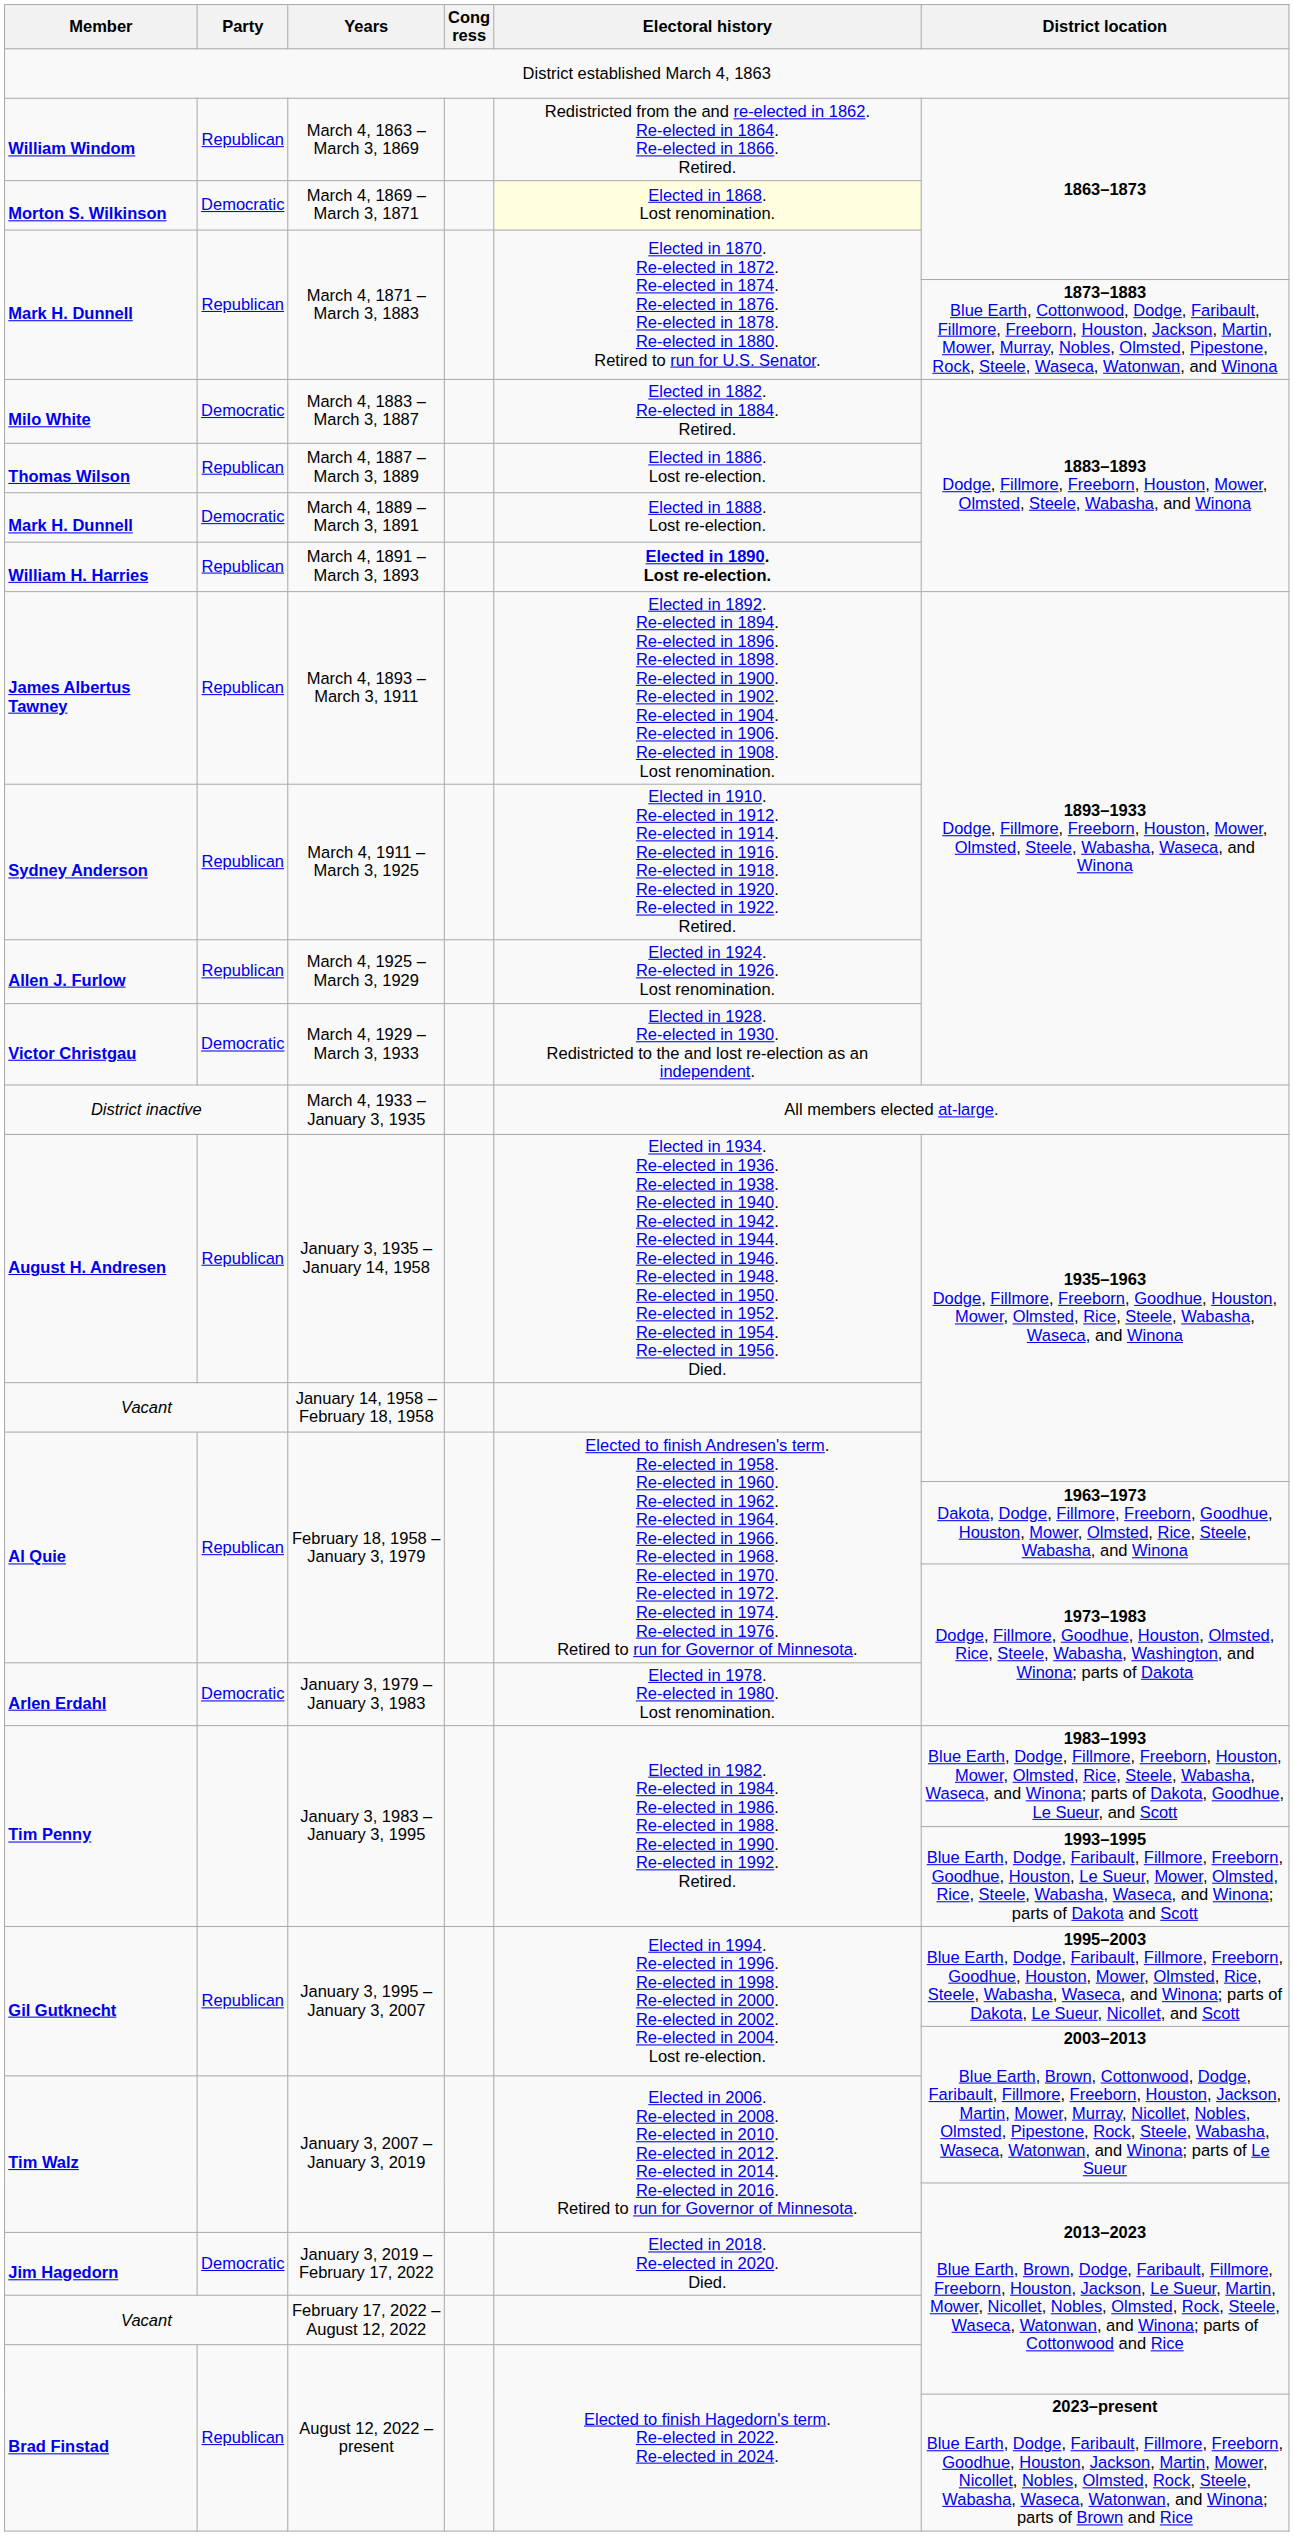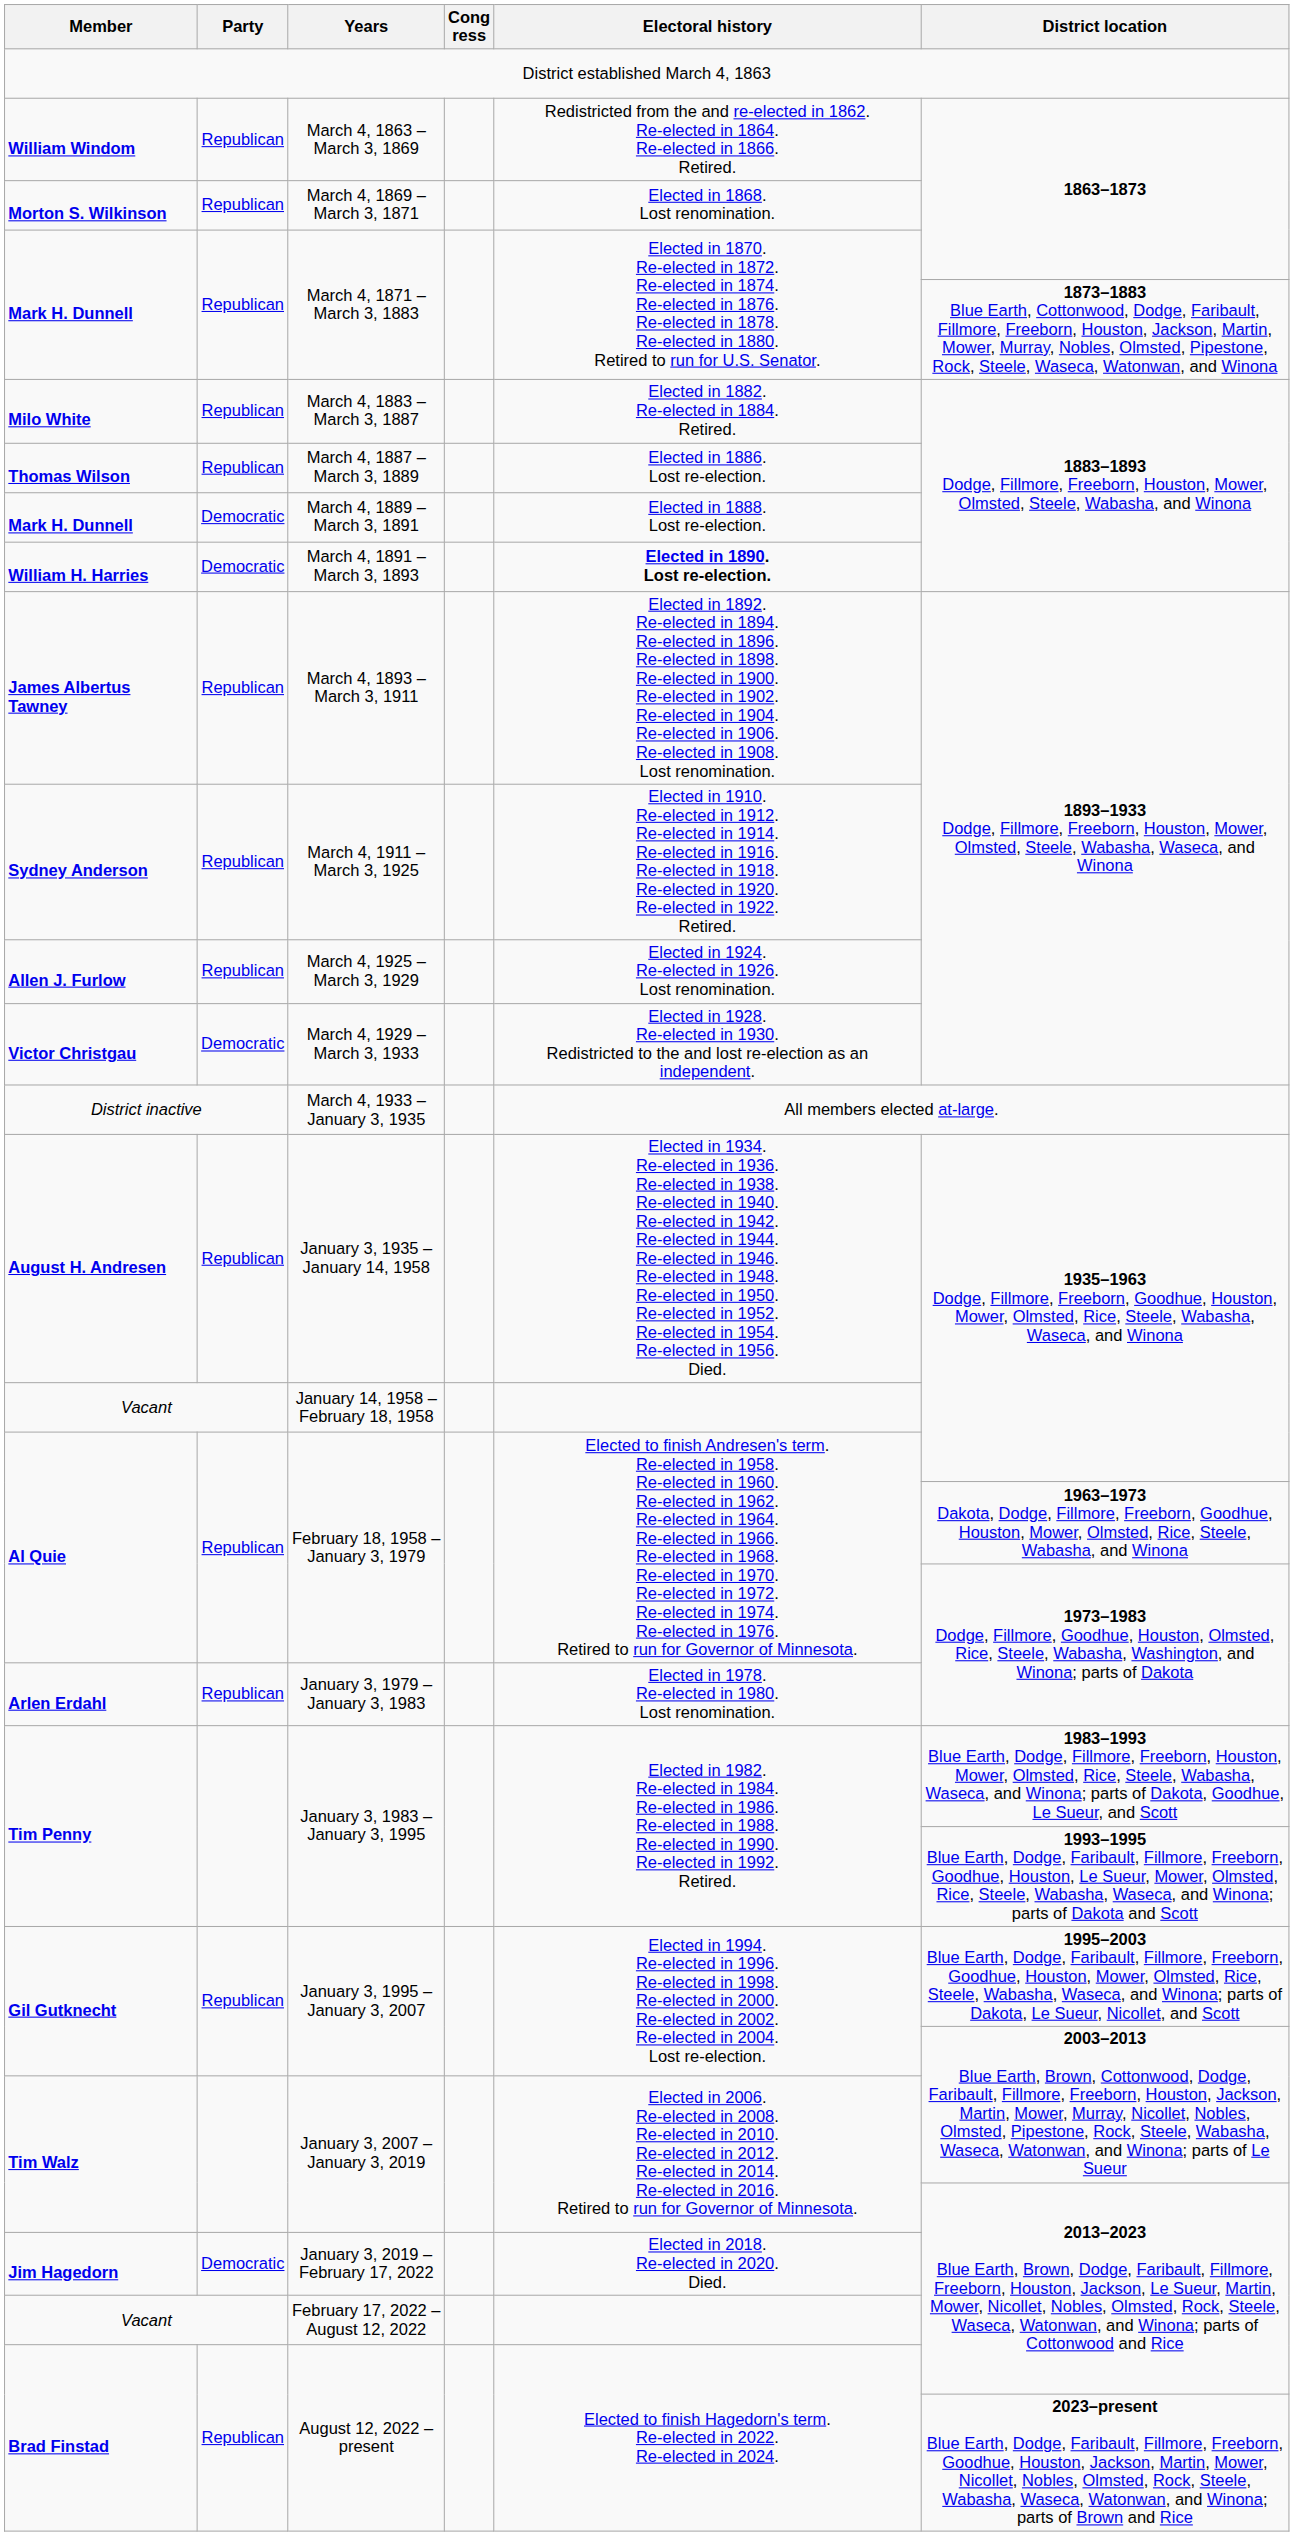(243, 205) Democratic -> (243, 205) Republican
(707, 205) lightyellow background -> (707, 205) no background
(243, 411) Democratic -> (243, 411) Republican
(243, 566) Republican -> (243, 566) Democratic
(243, 1694) Democratic -> (243, 1694) Republican
